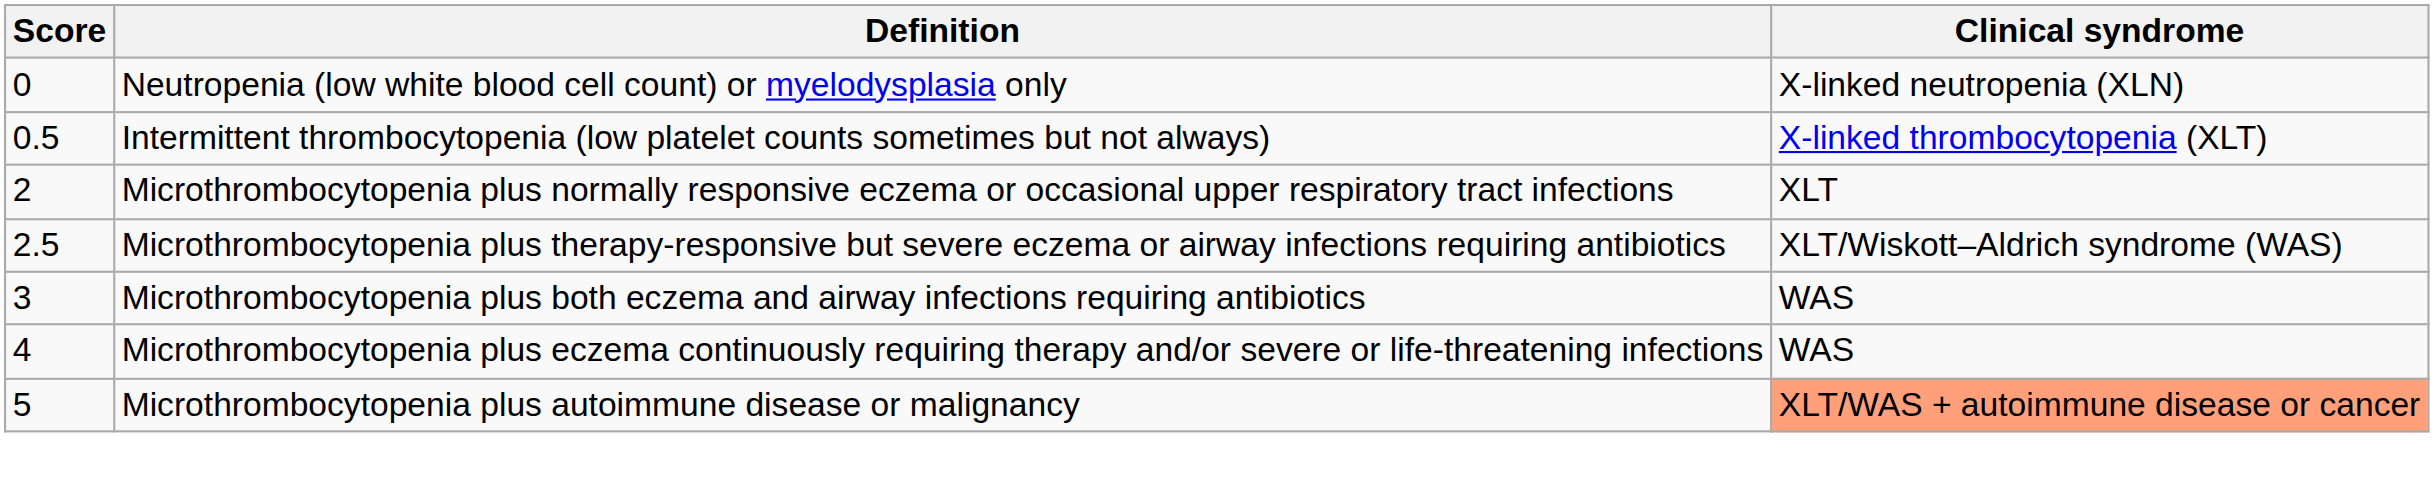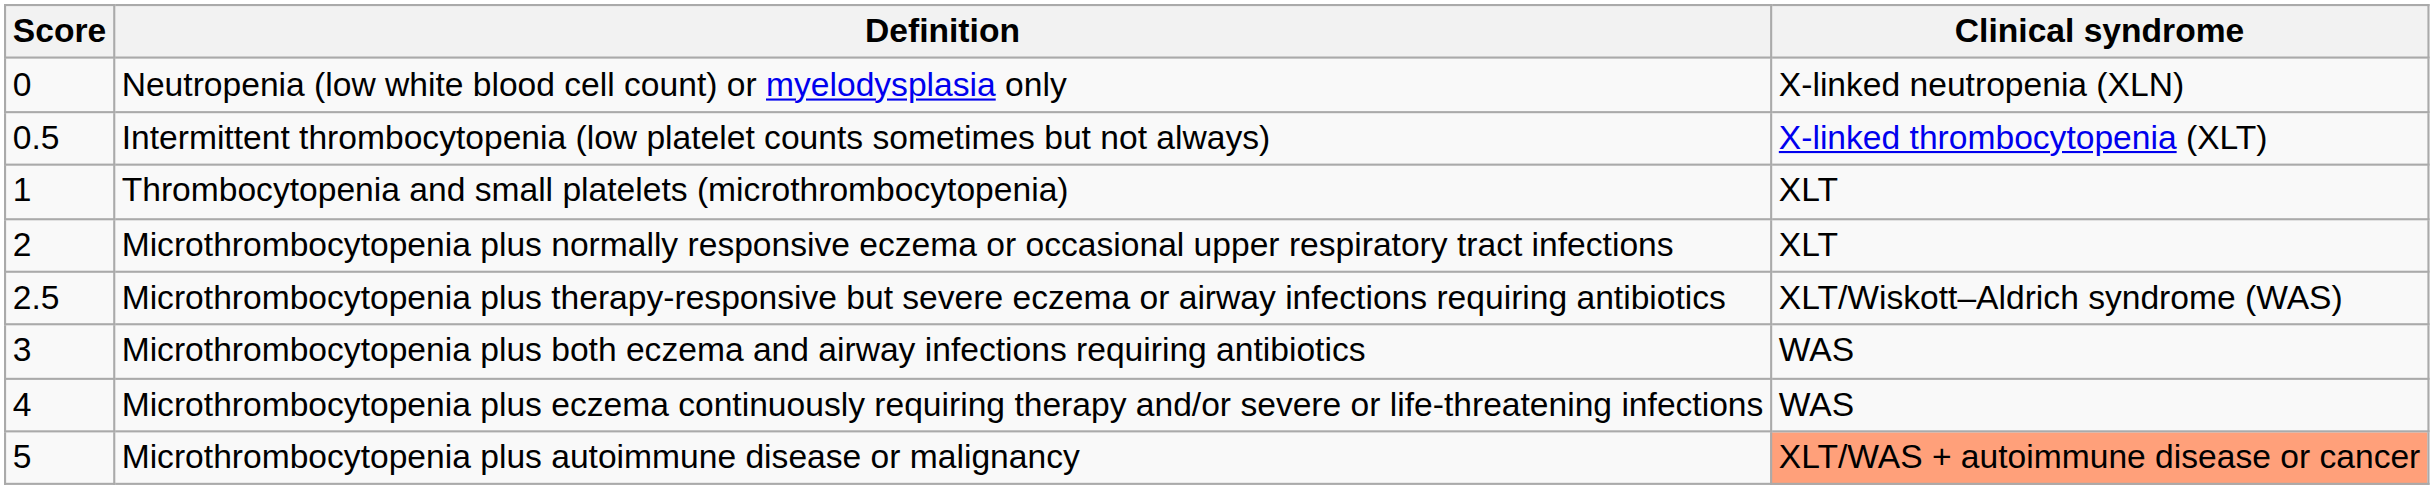+ row: (595, 191)
